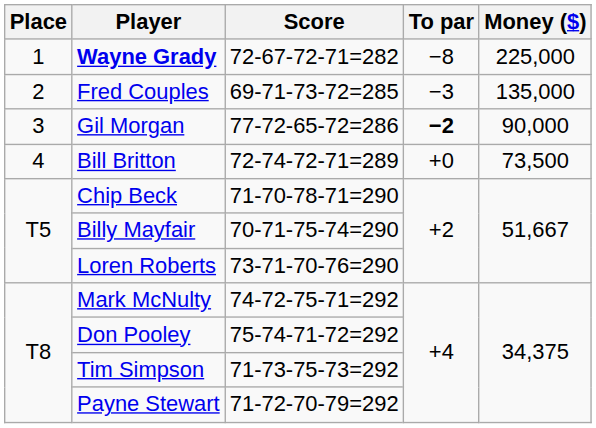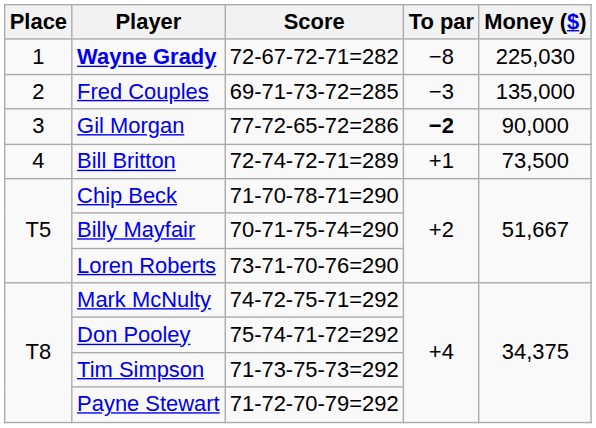(535, 56) 225,000 -> (535, 56) 225,030
(441, 160) +0 -> (441, 160) +1
